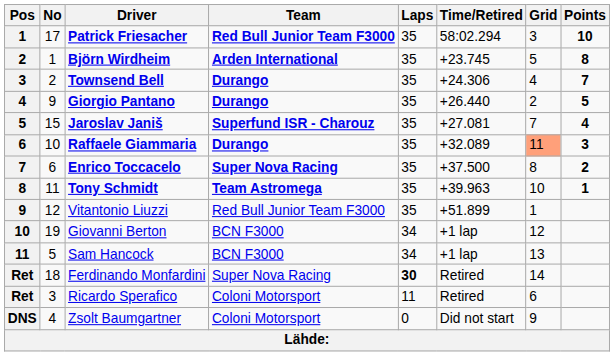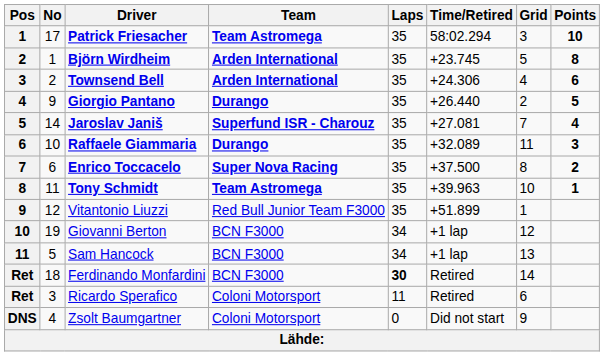(303, 37) Red Bull Junior Team F3000 -> (267, 37) Team Astromega
(240, 80) Durango -> (275, 80) Arden International
(585, 80) 7 -> (575, 80) 6
(52, 123) 15 -> (52, 123) 14
(536, 145) lightsalmon background -> (527, 145) no background
(271, 275) Super Nova Racing -> (248, 275) BCN F3000
